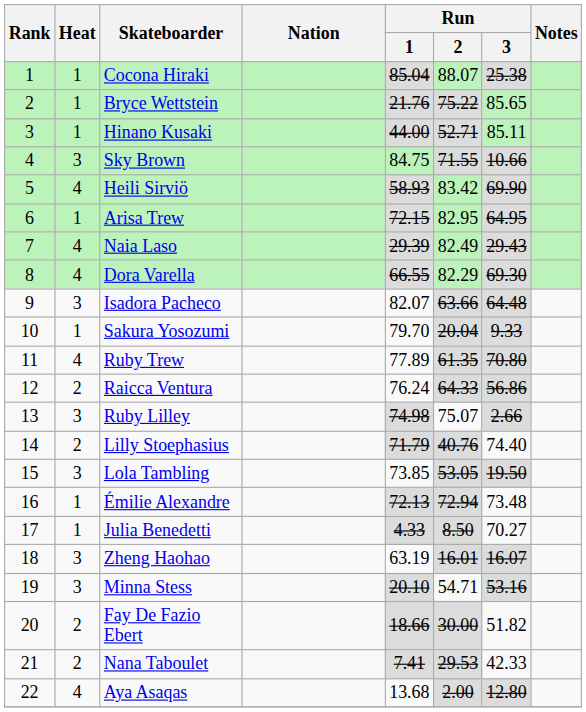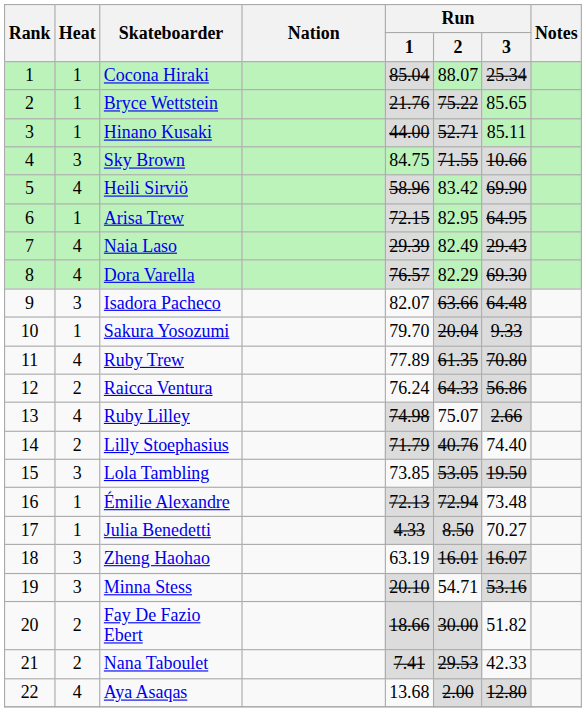(507, 75) 25.38 -> (507, 75) 25.34
(409, 189) 58.93 -> (409, 189) 58.96
(409, 274) 66.55 -> (409, 274) 76.57
(77, 416) 3 -> (77, 416) 4
